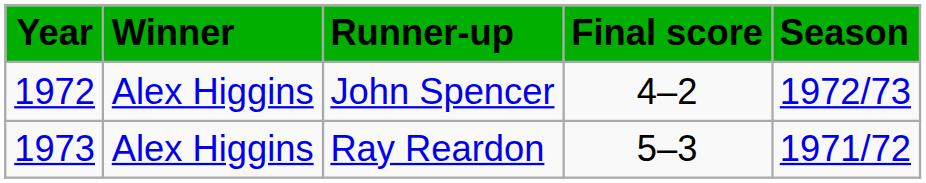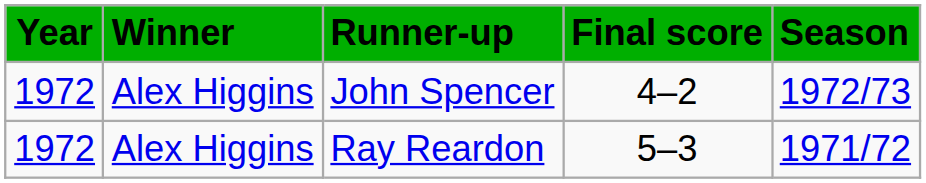(55, 148) 1973 -> (55, 148) 1972
